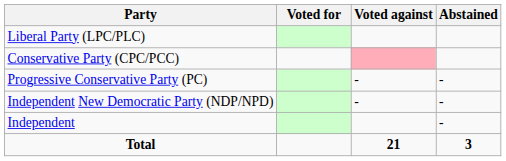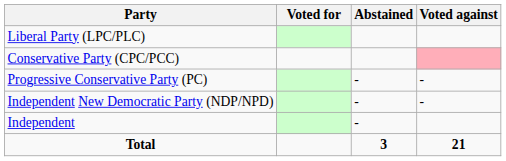columns swapped: (393, 15) <-> (468, 15)
